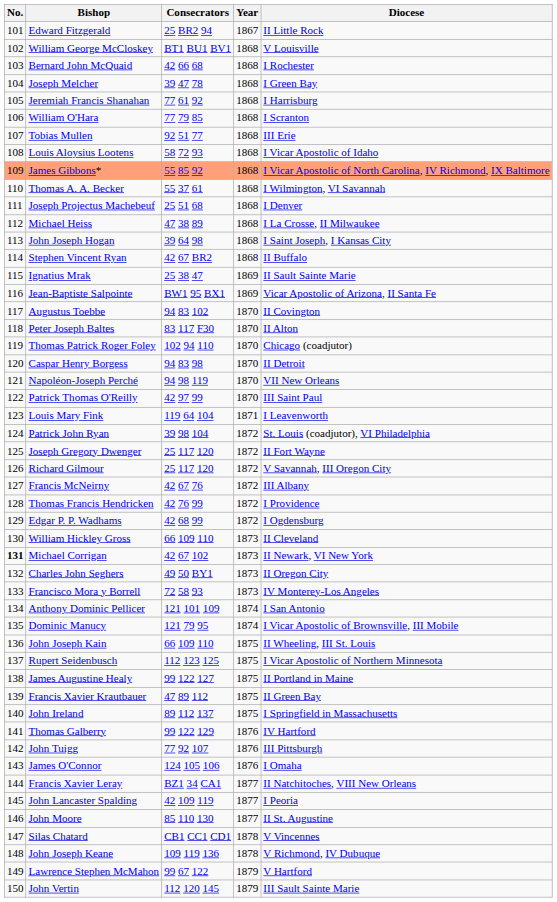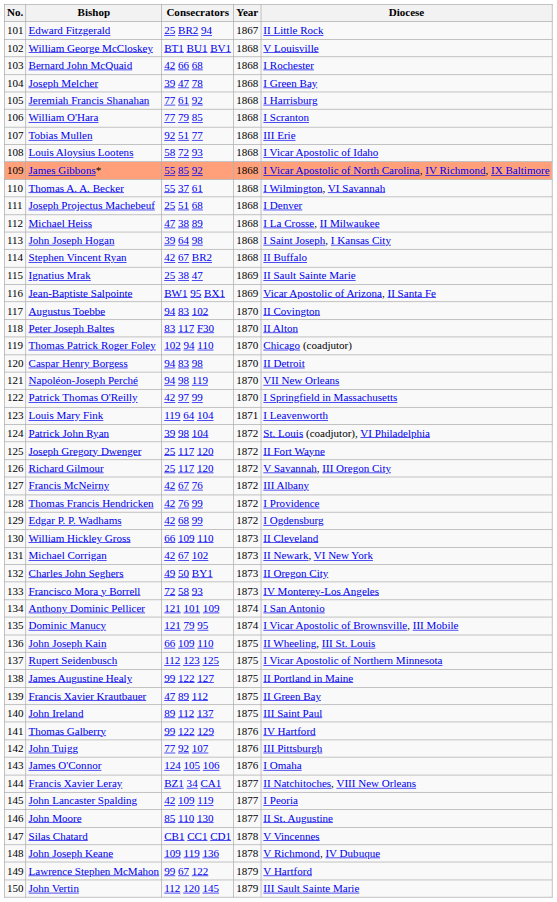(293, 398) III Saint Paul -> (330, 398) I Springfield in Massachusetts
(15, 556) bold -> (15, 556) normal
(330, 713) I Springfield in Massachusetts -> (293, 713) III Saint Paul
